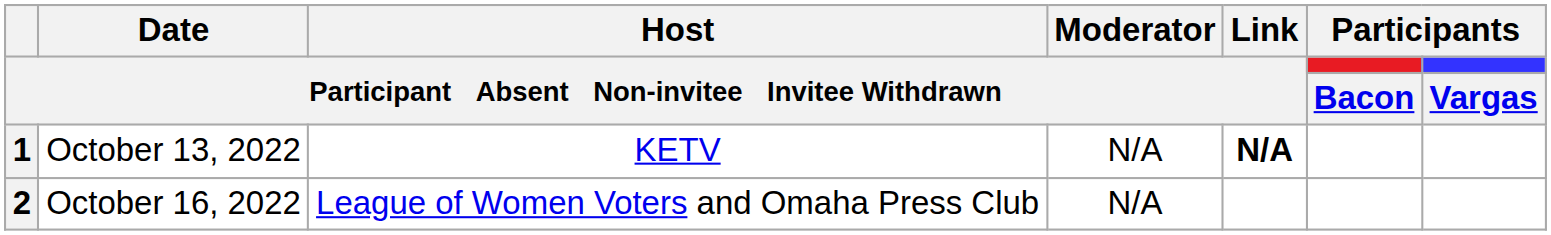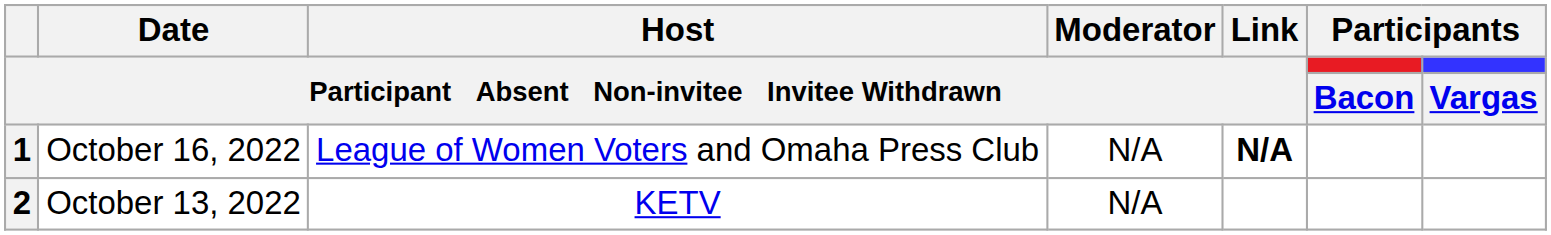(174, 150) October 13, 2022 -> (174, 150) October 16, 2022
(678, 150) KETV -> (678, 150) League of Women Voters and Omaha Press Club
(174, 202) October 16, 2022 -> (174, 202) October 13, 2022
(678, 202) League of Women Voters and Omaha Press Club -> (678, 202) KETV
